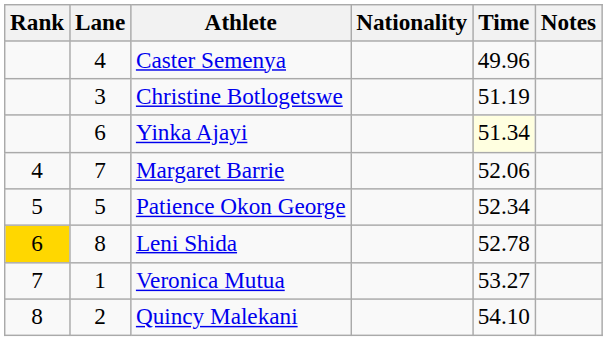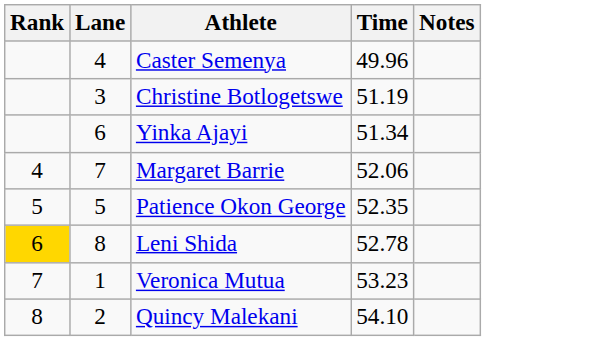- column: (412, 22)
(504, 133) lightyellow background -> (382, 133) no background
(504, 206) 52.34 -> (382, 206) 52.35
(504, 280) 53.27 -> (382, 280) 53.23
